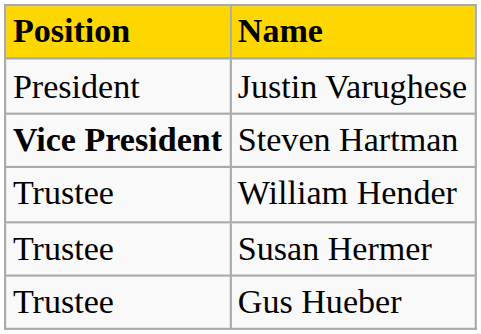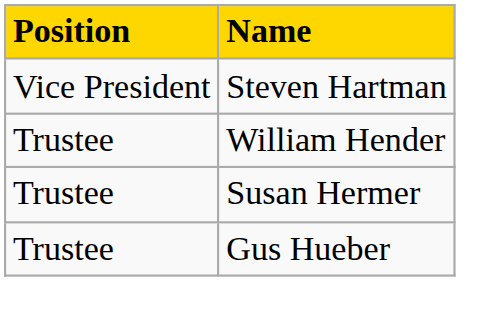- row: (353, 85)
(118, 139) bold -> (112, 85) normal
